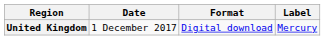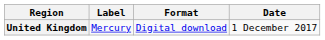columns swapped: (134, 12) <-> (297, 12)
